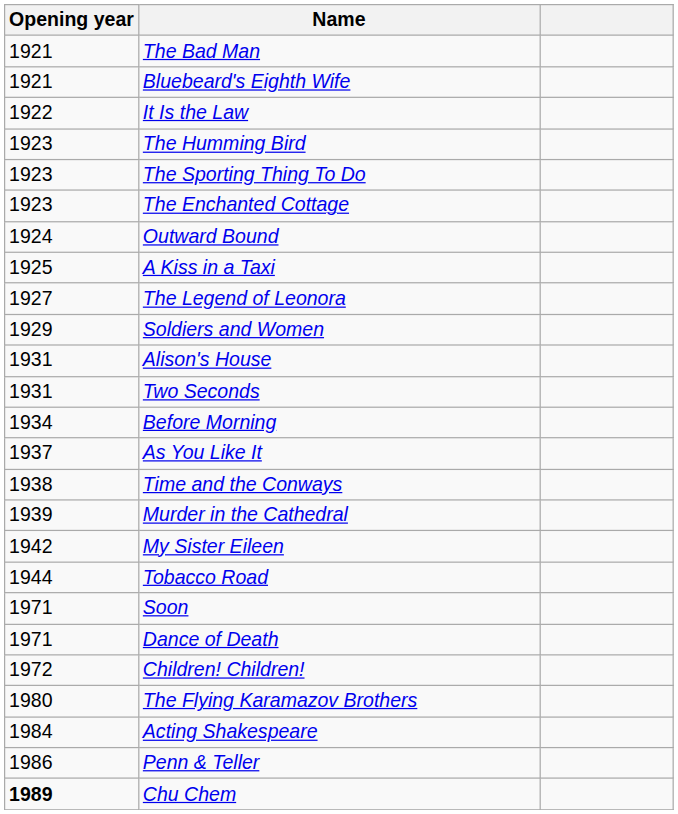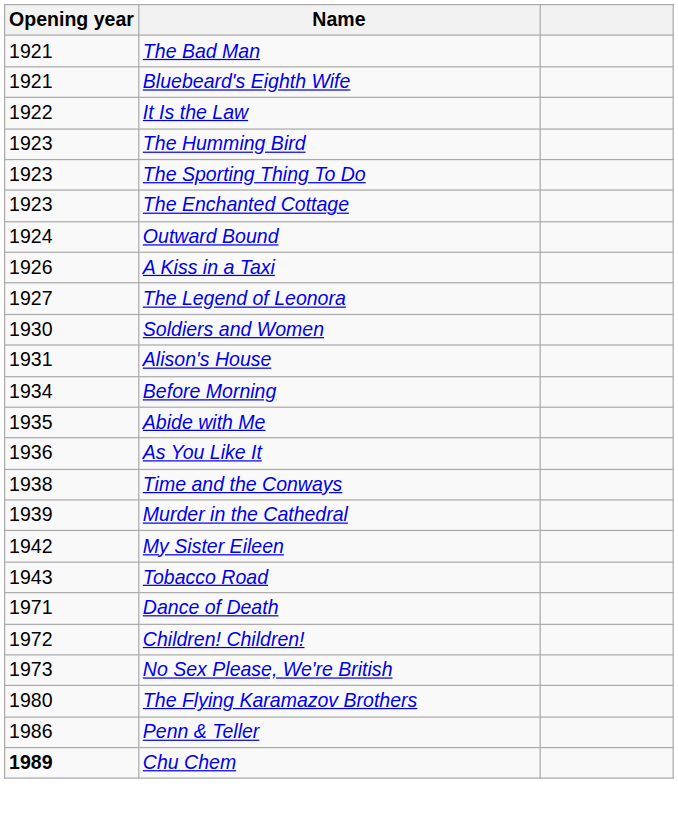(31, 267) 1925 -> (31, 267) 1926
(31, 329) 1929 -> (31, 329) 1930
- row: (201, 391)
+ row: (204, 422)
(31, 453) 1937 -> (31, 453) 1936
(31, 577) 1944 -> (31, 577) 1943
- row: (166, 608)
+ row: (268, 670)
- row: (230, 732)
